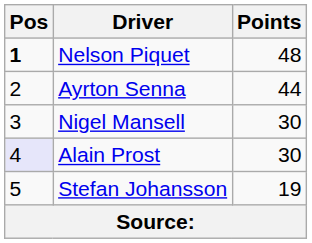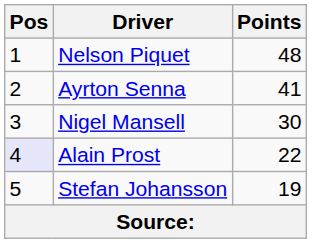(15, 55) bold -> (15, 55) normal
(290, 88) 44 -> (290, 88) 41
(290, 155) 30 -> (290, 155) 22
